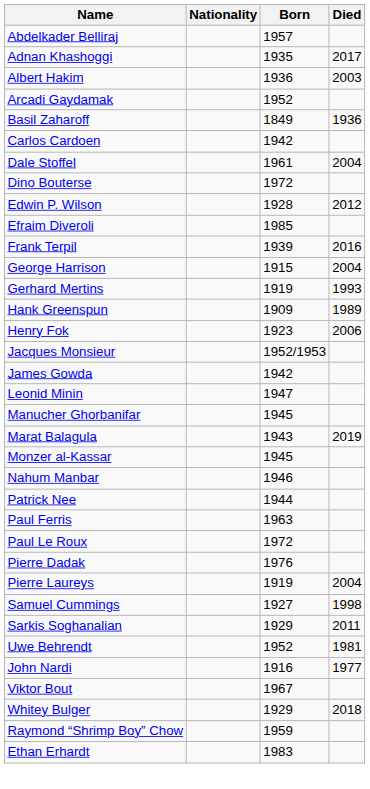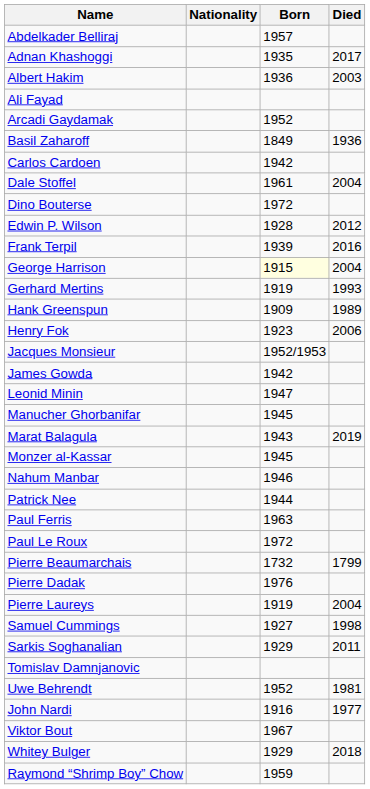+ row: (35, 99)
- row: (51, 225)
(278, 267) no background -> (278, 267) lightyellow background
+ row: (69, 562)
+ row: (74, 667)
- row: (48, 752)
